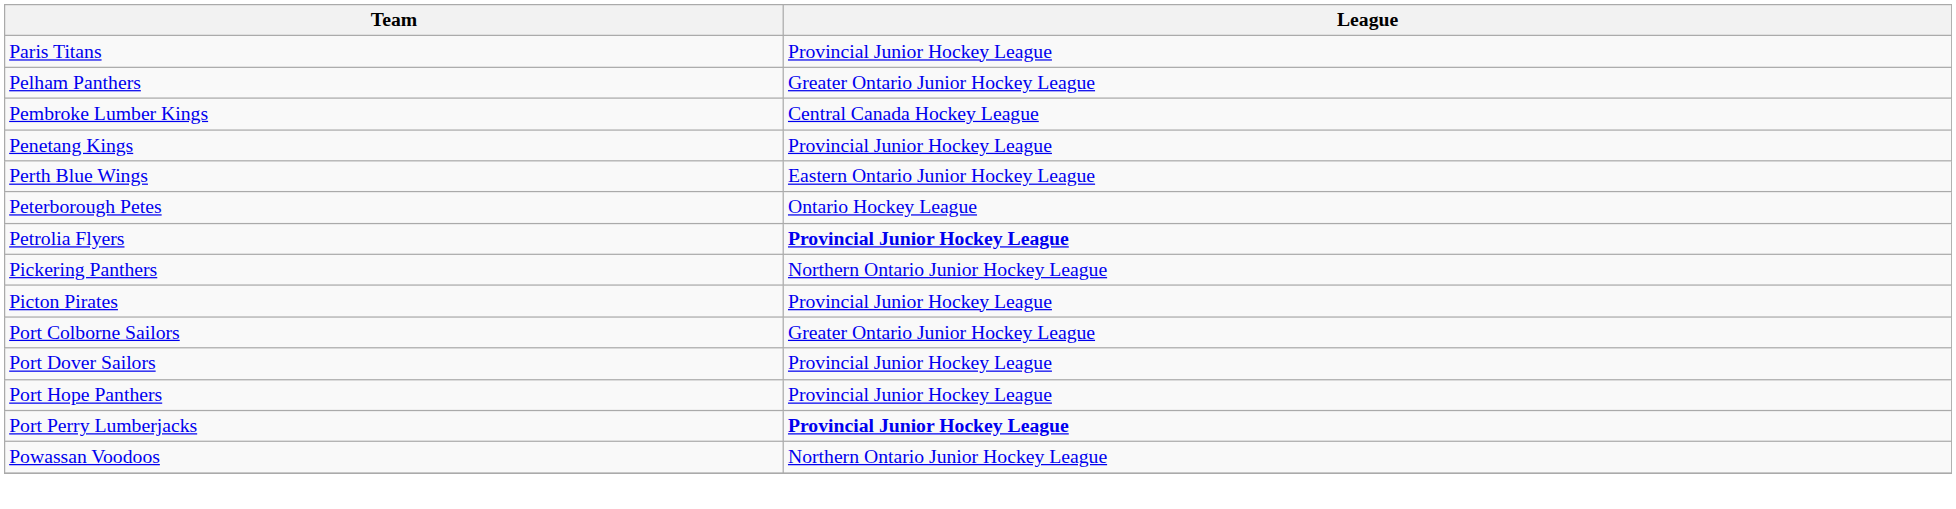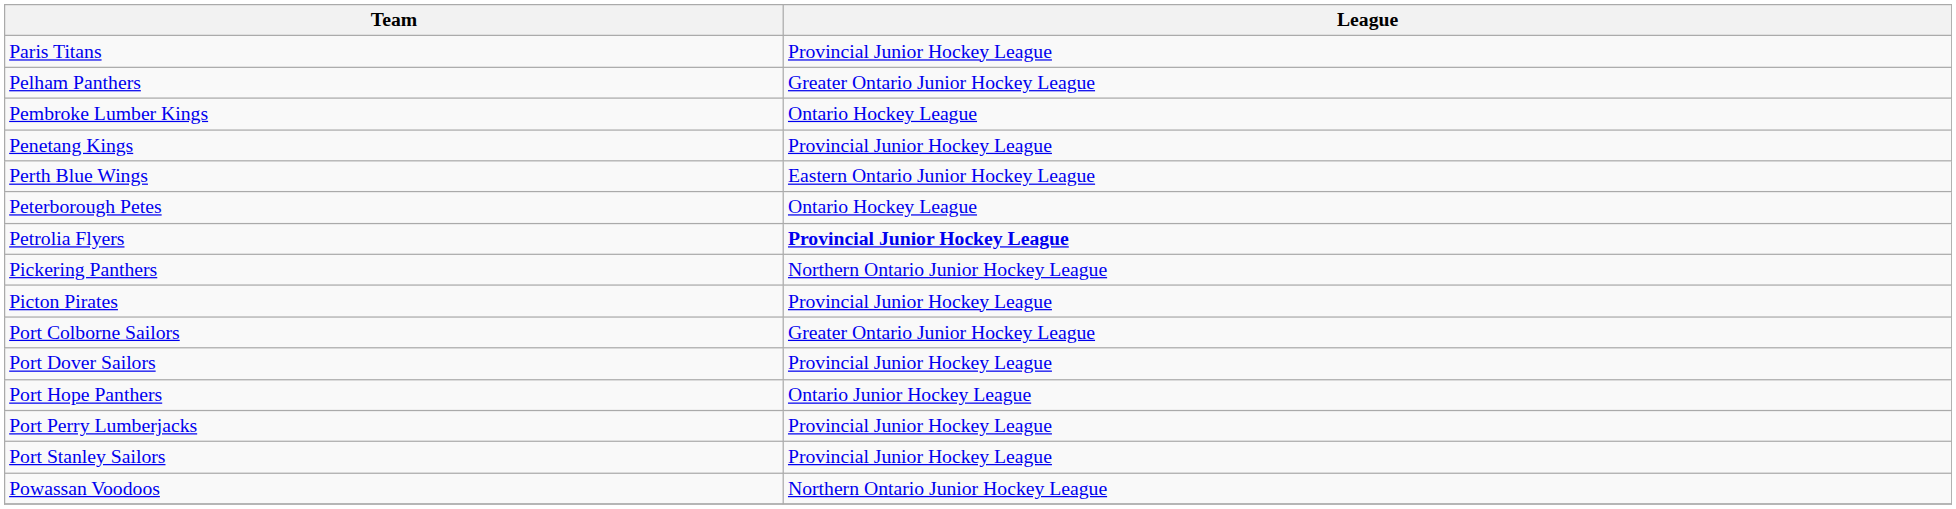(913, 113) Central Canada Hockey League -> (883, 113) Ontario Hockey League
(920, 394) Provincial Junior Hockey League -> (910, 394) Ontario Junior Hockey League
(928, 425) bold -> (920, 425) normal
+ row: (87, 457)
